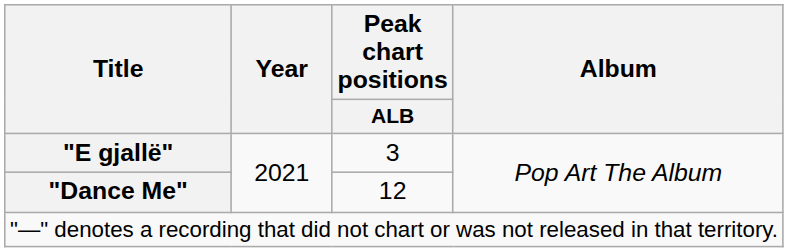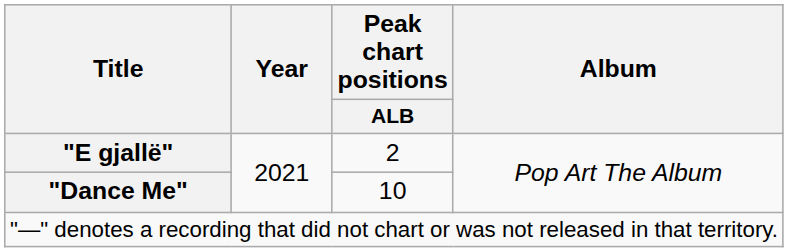(393, 152) 3 -> (393, 152) 2
(393, 191) 12 -> (393, 191) 10
